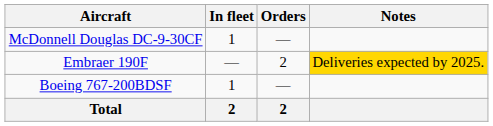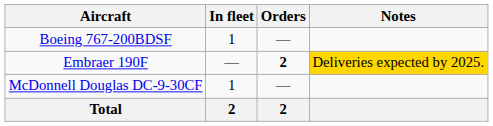rows swapped: (106, 86) <-> (106, 39)
(283, 62) normal -> (283, 62) bold
